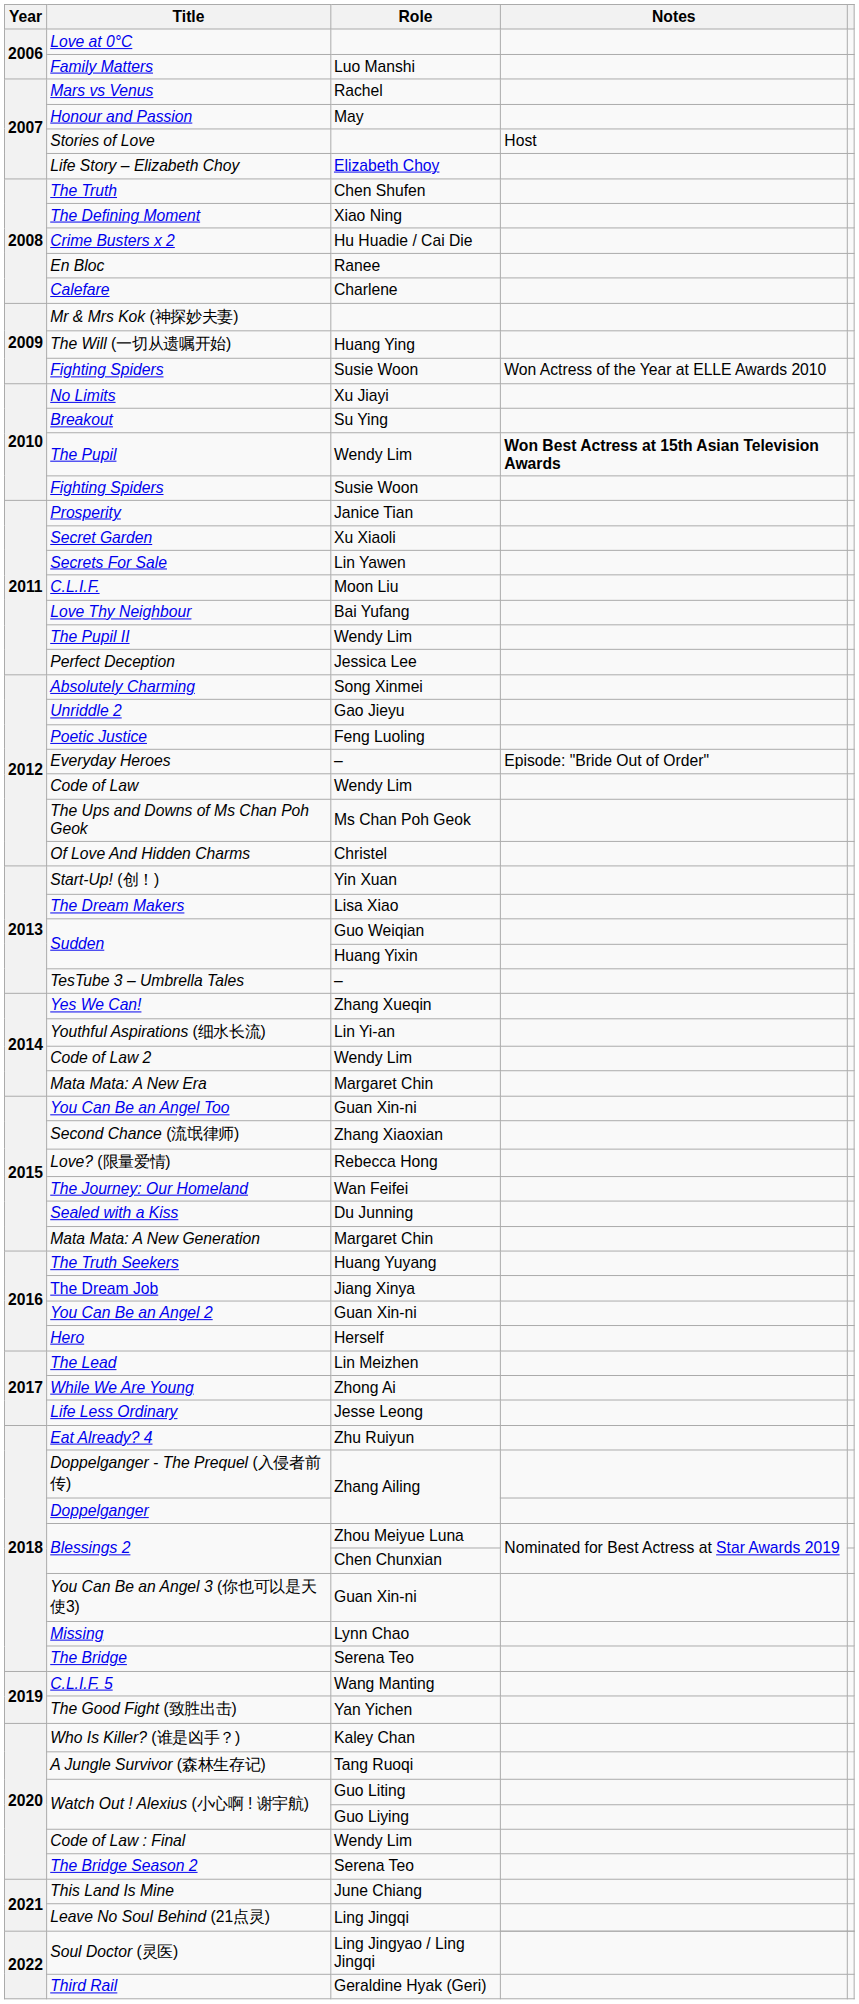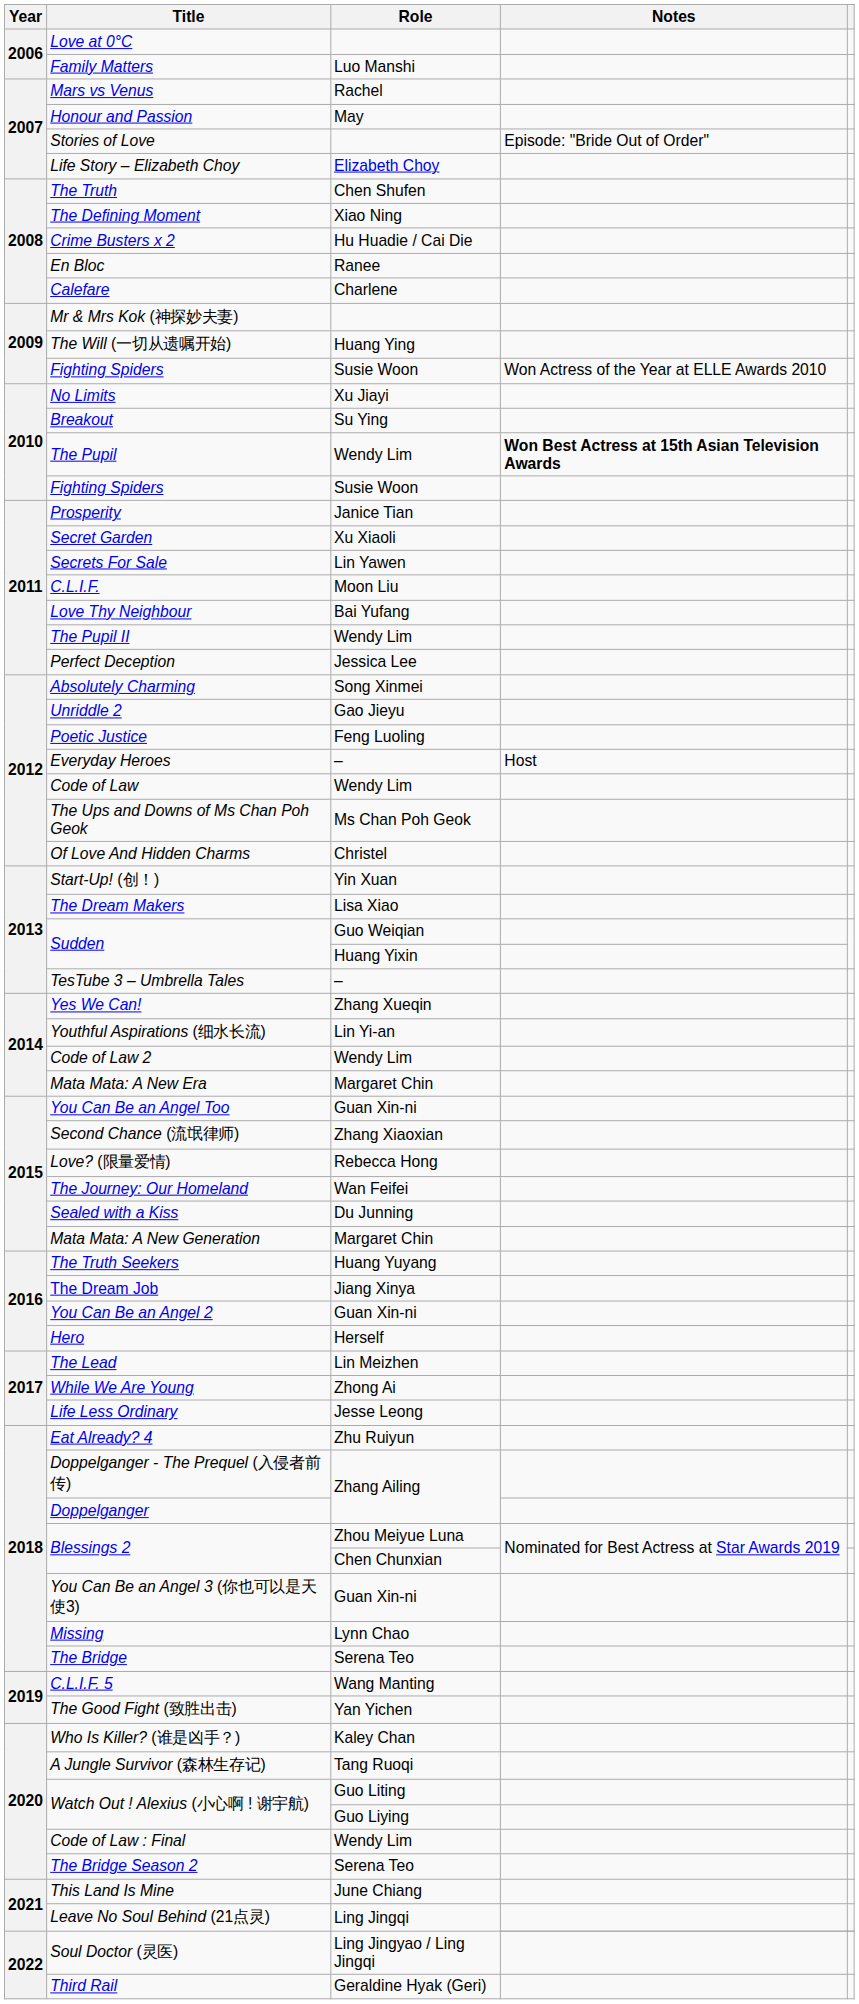(520, 141) Host -> (607, 141) Episode: "Bride Out of Order"
(607, 761) Episode: "Bride Out of Order" -> (520, 761) Host
